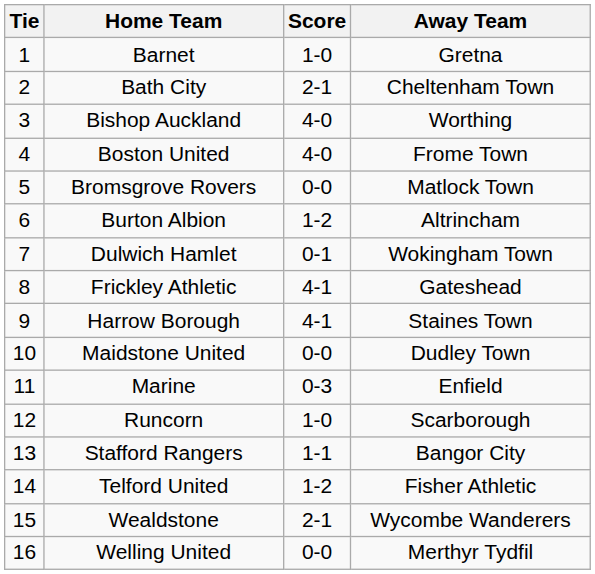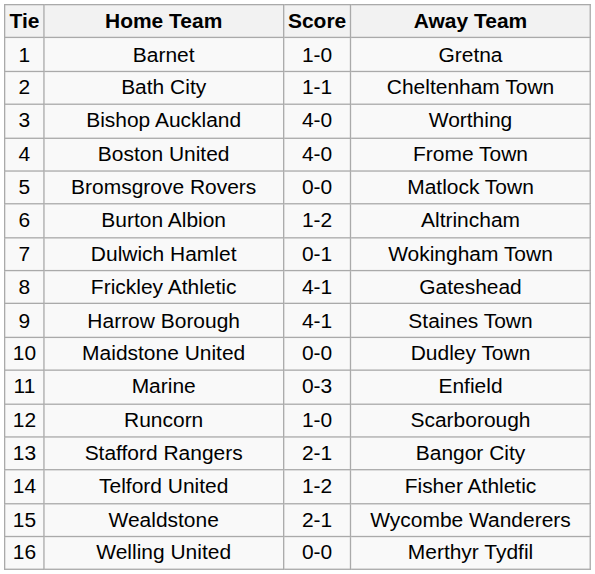(317, 87) 2-1 -> (317, 87) 1-1
(317, 453) 1-1 -> (317, 453) 2-1
